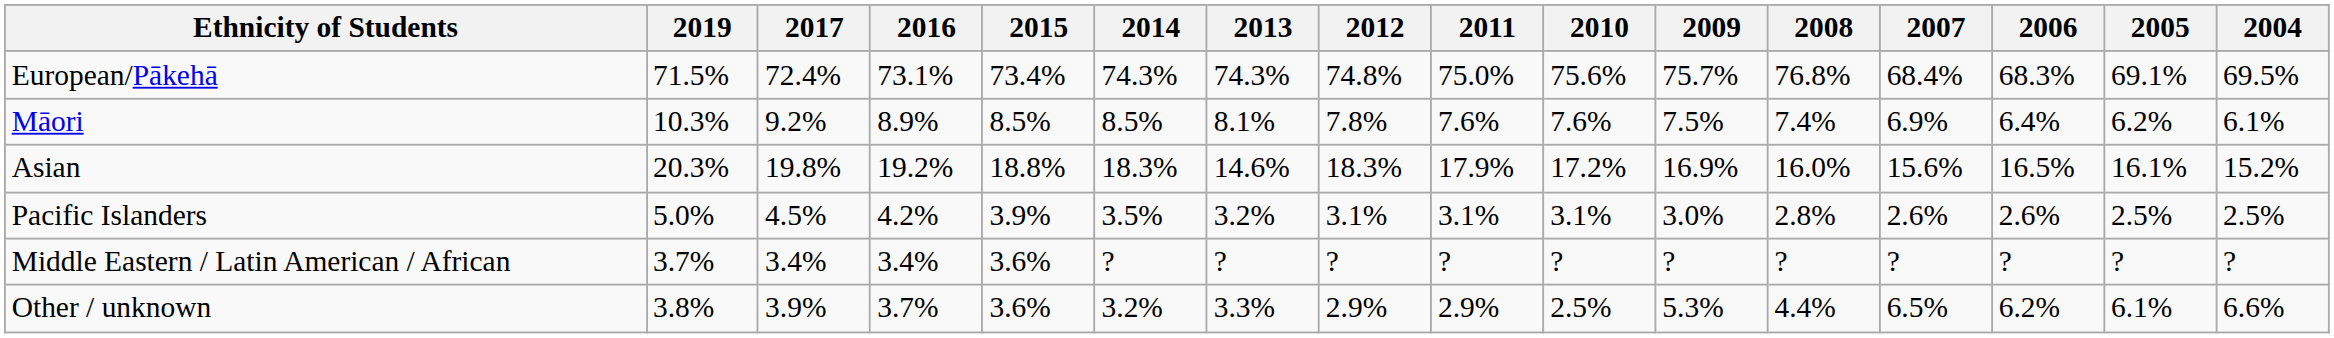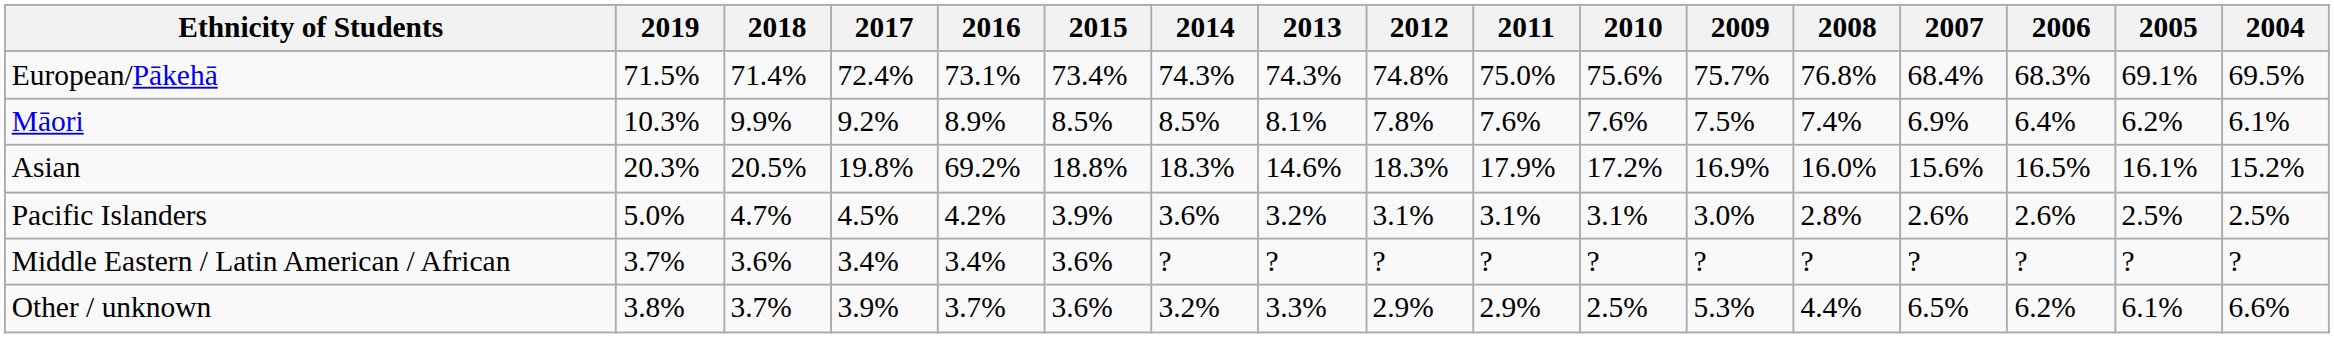+ column: (777, 27)
(915, 167) 19.2% -> (982, 167) 69.2%
(1132, 214) 3.5% -> (1189, 214) 3.6%
